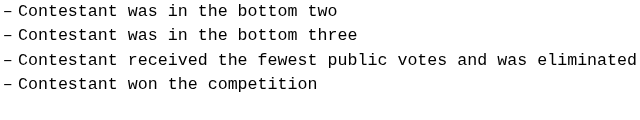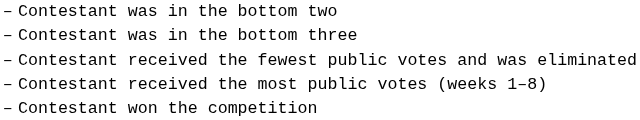+ row: (283, 84)
